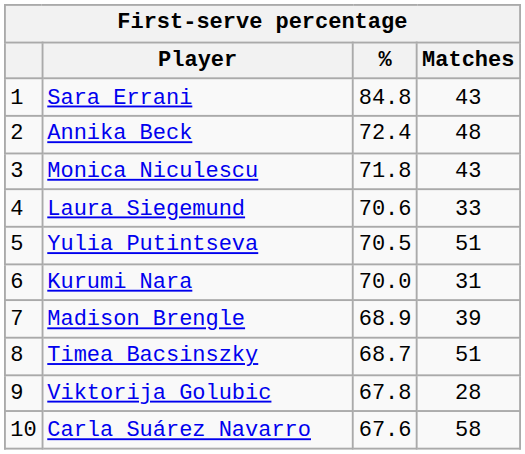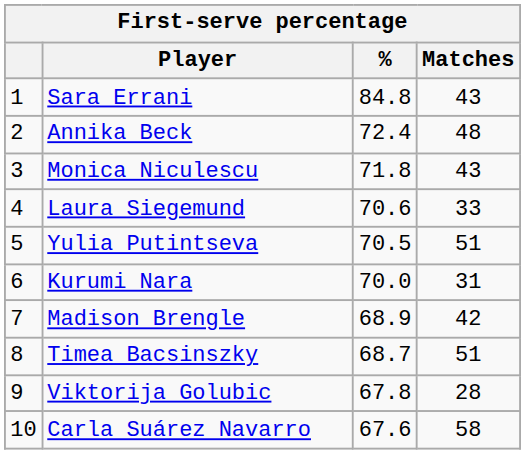(468, 319) 39 -> (468, 319) 42
